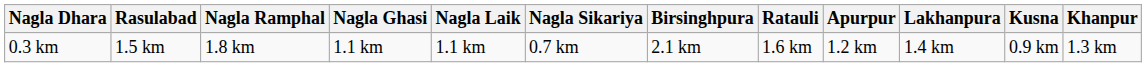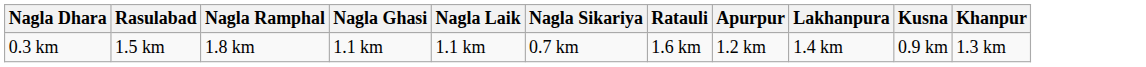- column: (703, 18)
